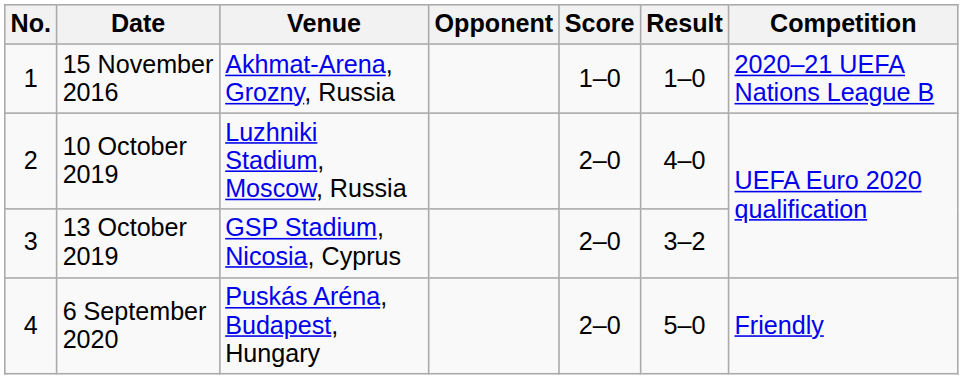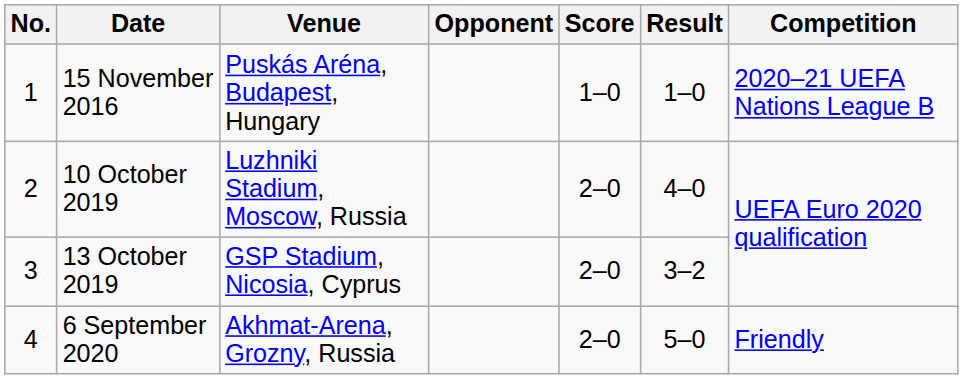(310, 78) Akhmat-Arena, Grozny, Russia -> (306, 92) Puskás Aréna, Budapest, Hungary
(306, 325) Puskás Aréna, Budapest, Hungary -> (310, 339) Akhmat-Arena, Grozny, Russia
